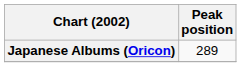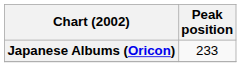(207, 51) 289 -> (207, 51) 233
